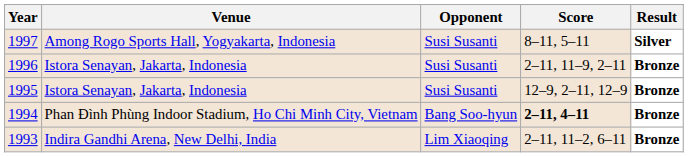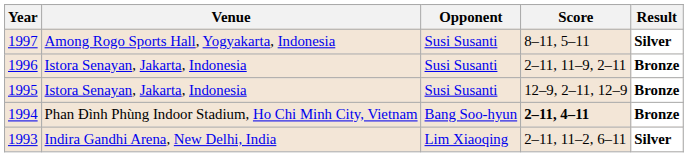(657, 139) Bronze -> (653, 139) Silver
